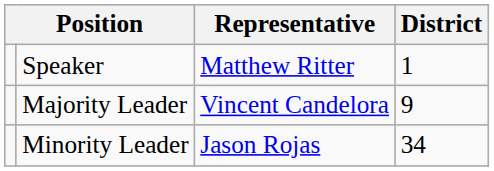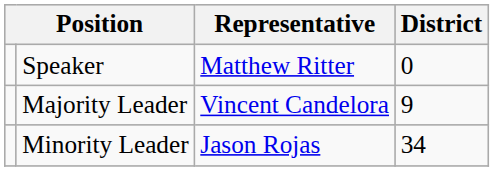(407, 64) 1 -> (407, 64) 0
